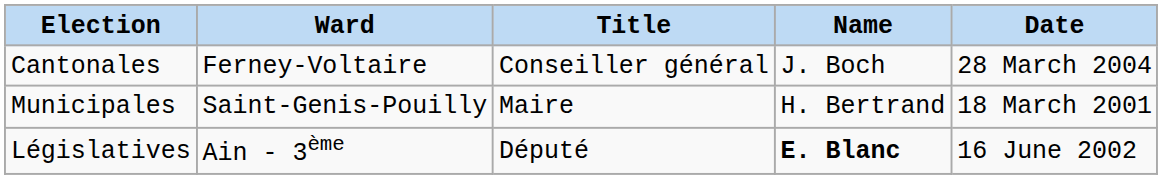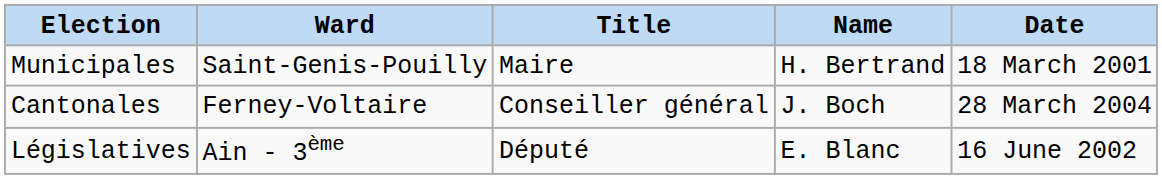rows swapped: (93, 107) <-> (86, 66)
(840, 151) bold -> (840, 151) normal
